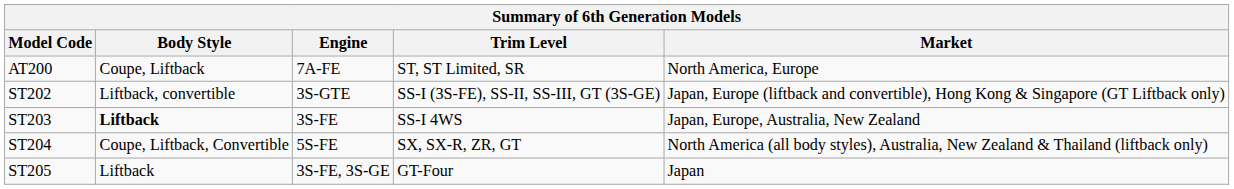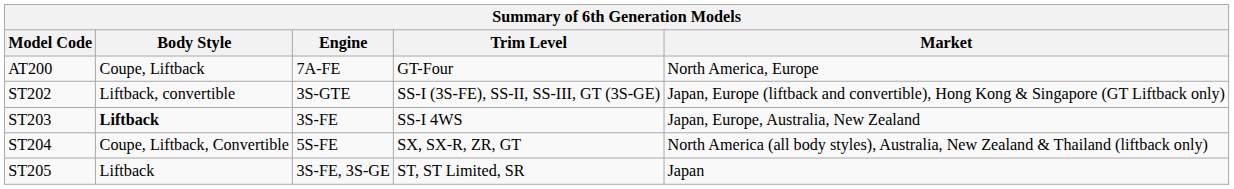(461, 68) ST, ST Limited, SR -> (425, 68) GT-Four
(425, 171) GT-Four -> (461, 171) ST, ST Limited, SR
